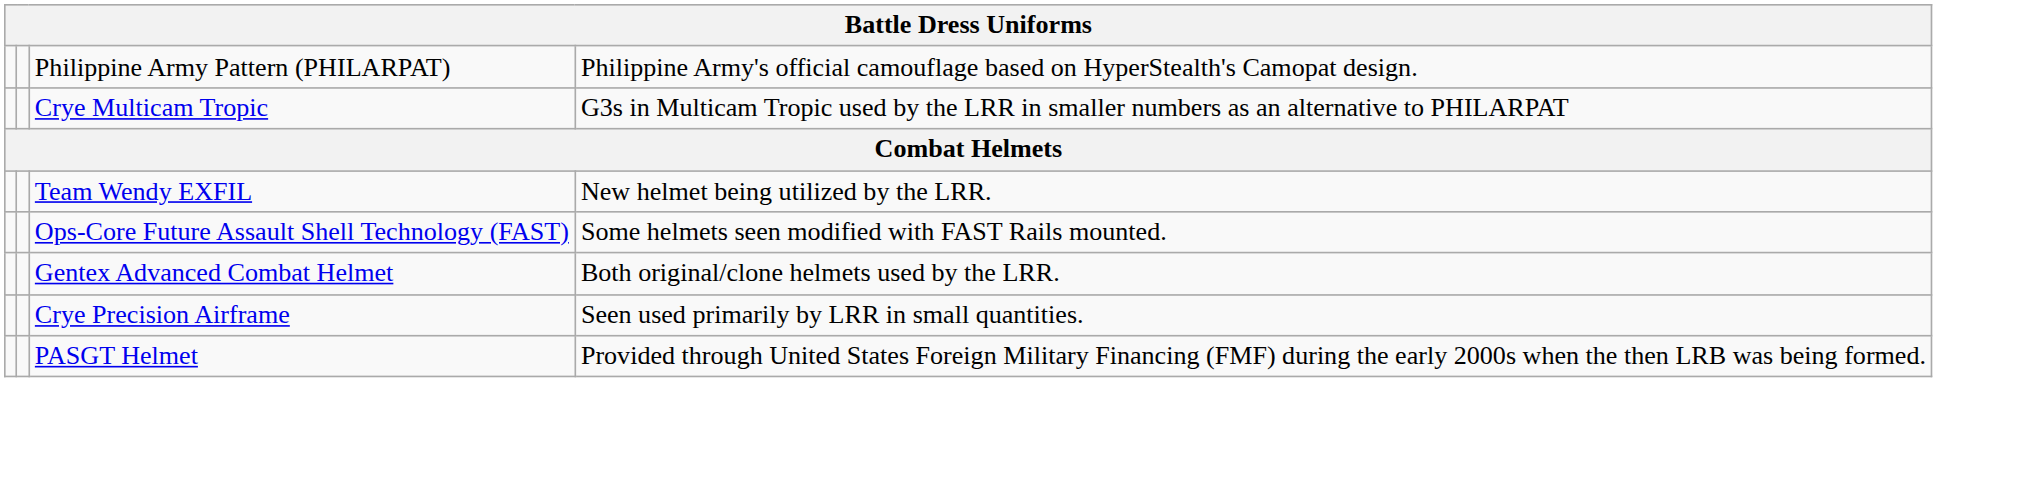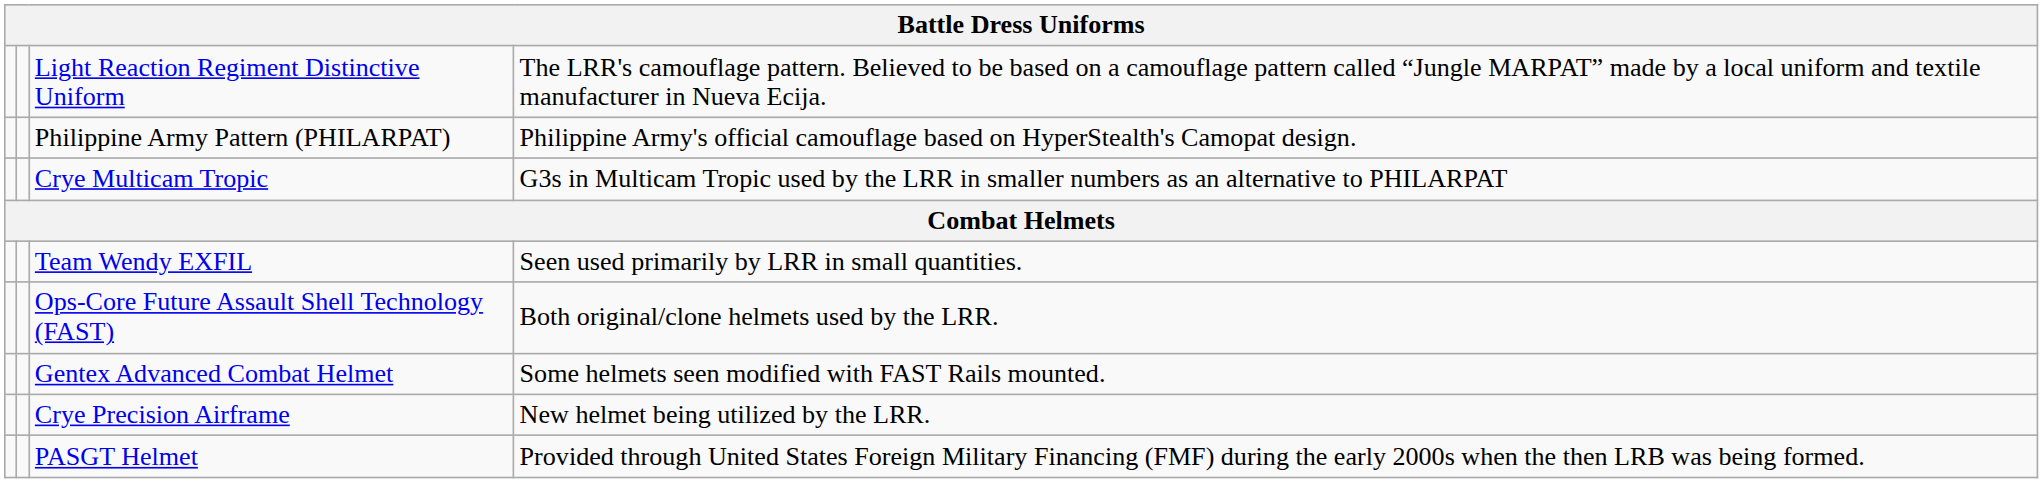+ row: (227, 81)
(786, 190) New helmet being utilized by the LRR. -> (771, 261) Seen used primarily by LRR in small quantities.
(874, 231) Some helmets seen modified with FAST Rails mounted. -> (759, 317) Both original/clone helmets used by the LRR.
(820, 273) Both original/clone helmets used by the LRR. -> (813, 373) Some helmets seen modified with FAST Rails mounted.
(832, 314) Seen used primarily by LRR in small quantities. -> (725, 414) New helmet being utilized by the LRR.
